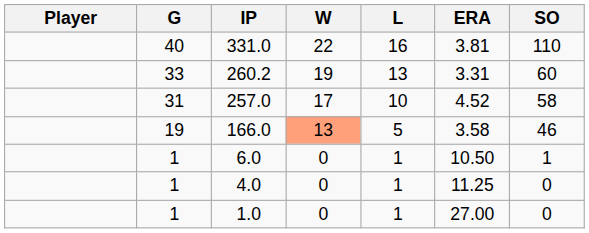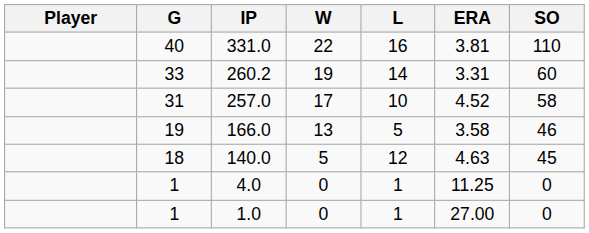(398, 74) 13 -> (398, 74) 14
(323, 130) lightsalmon background -> (323, 130) no background
+ row: (249, 158)
- row: (249, 158)
